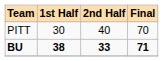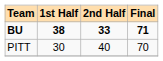rows swapped: (19, 30) <-> (15, 47)
